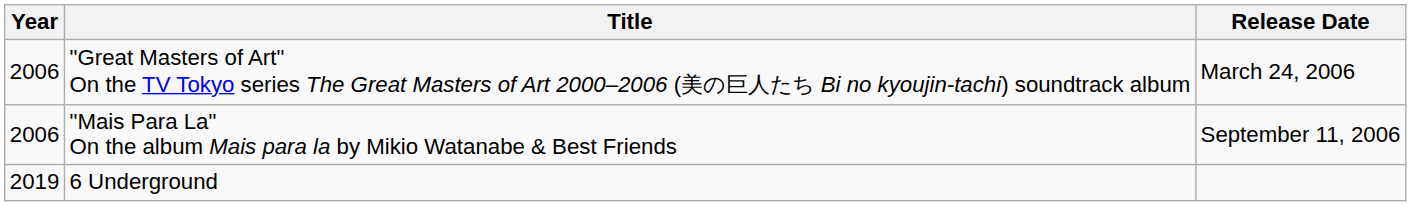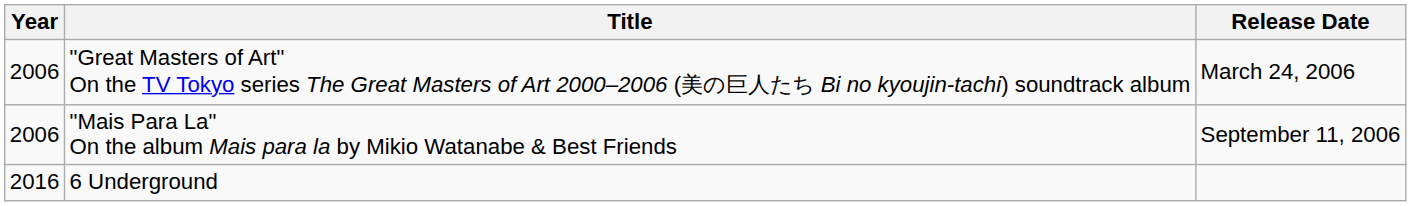(35, 182) 2019 -> (35, 182) 2016
